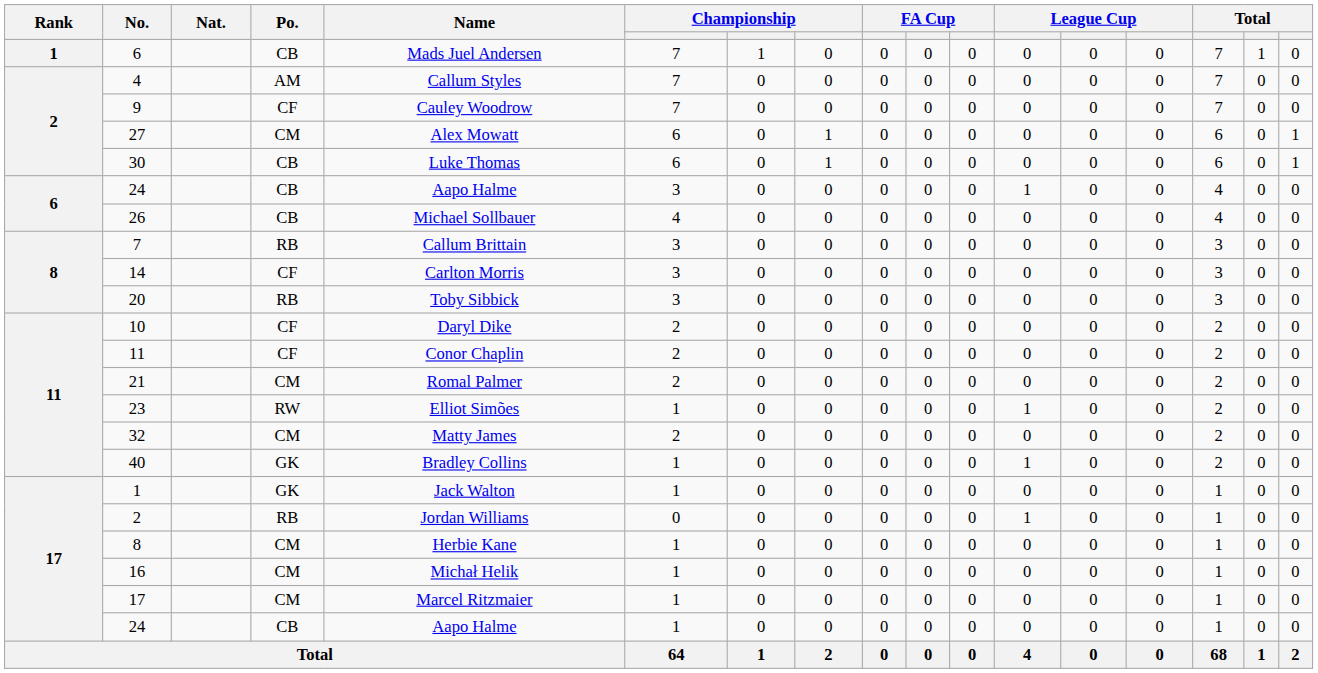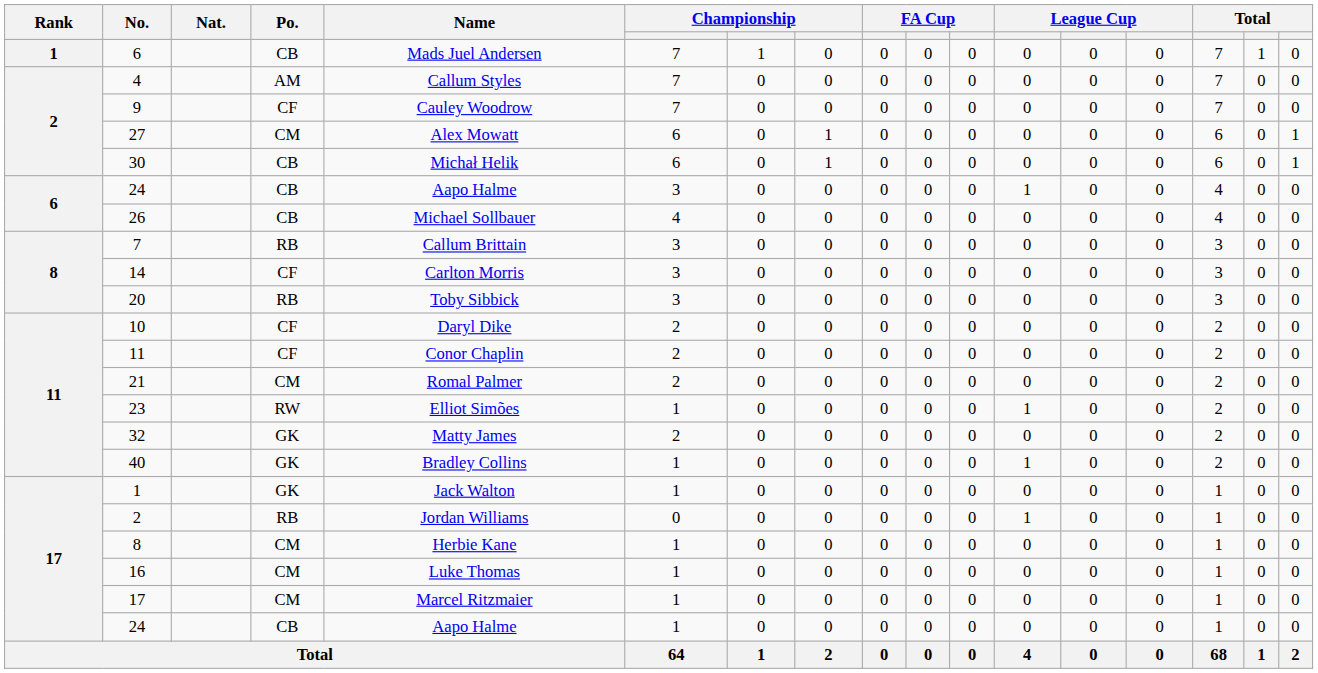(474, 162) Luke Thomas -> (474, 162) Michał Helik
(287, 435) CM -> (287, 435) GK
(474, 572) Michał Helik -> (474, 572) Luke Thomas
